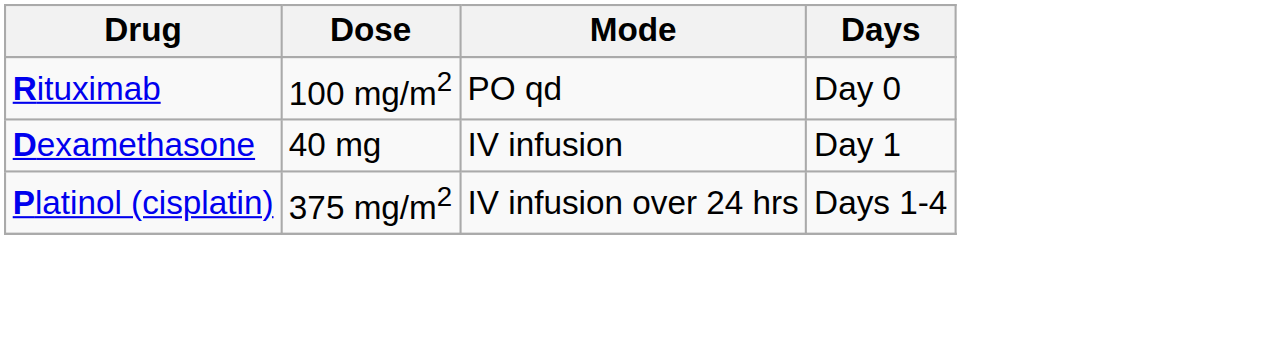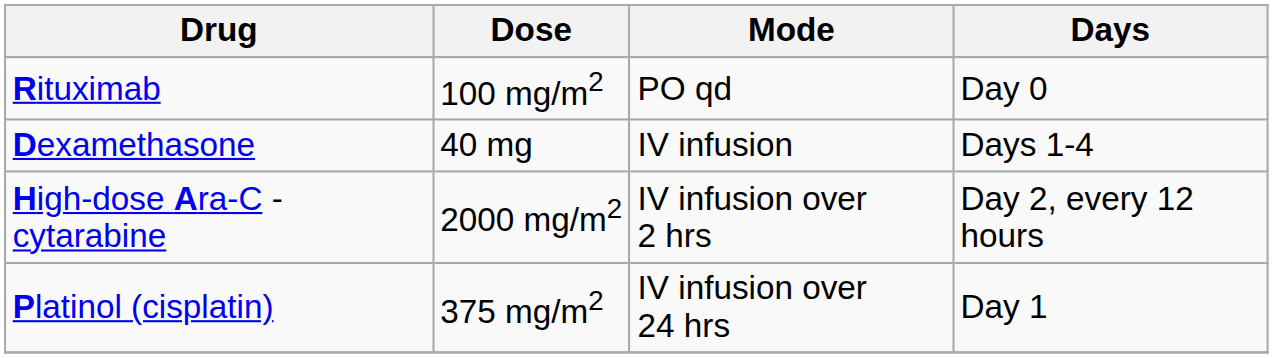(858, 145) Day 1 -> (1027, 145) Days 1-4
+ row: (148, 216)
(881, 202) Days 1-4 -> (1004, 307) Day 1
